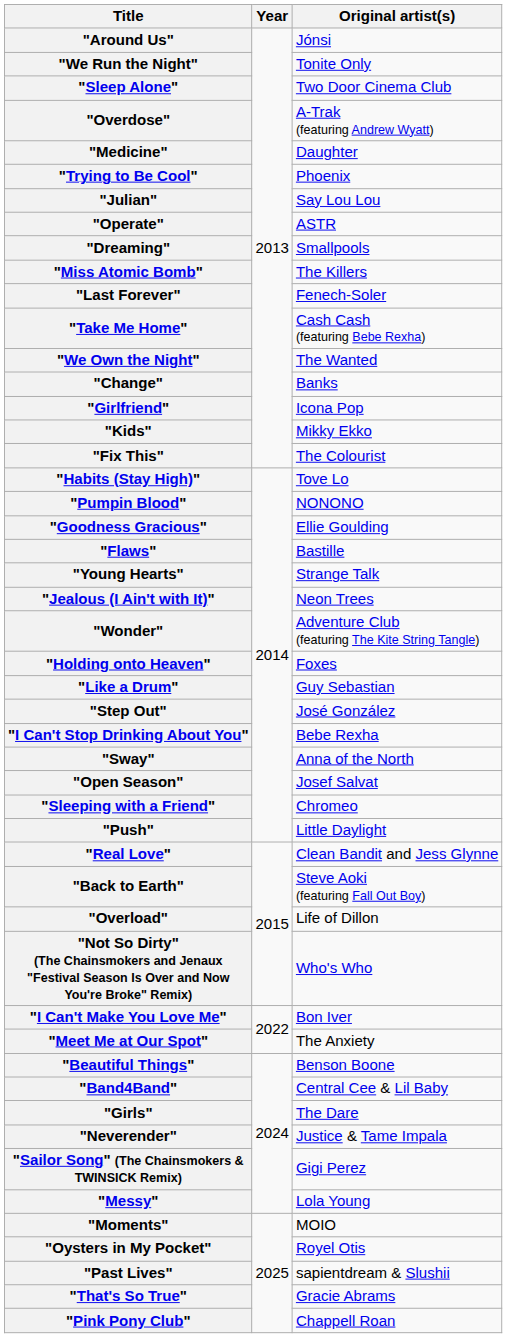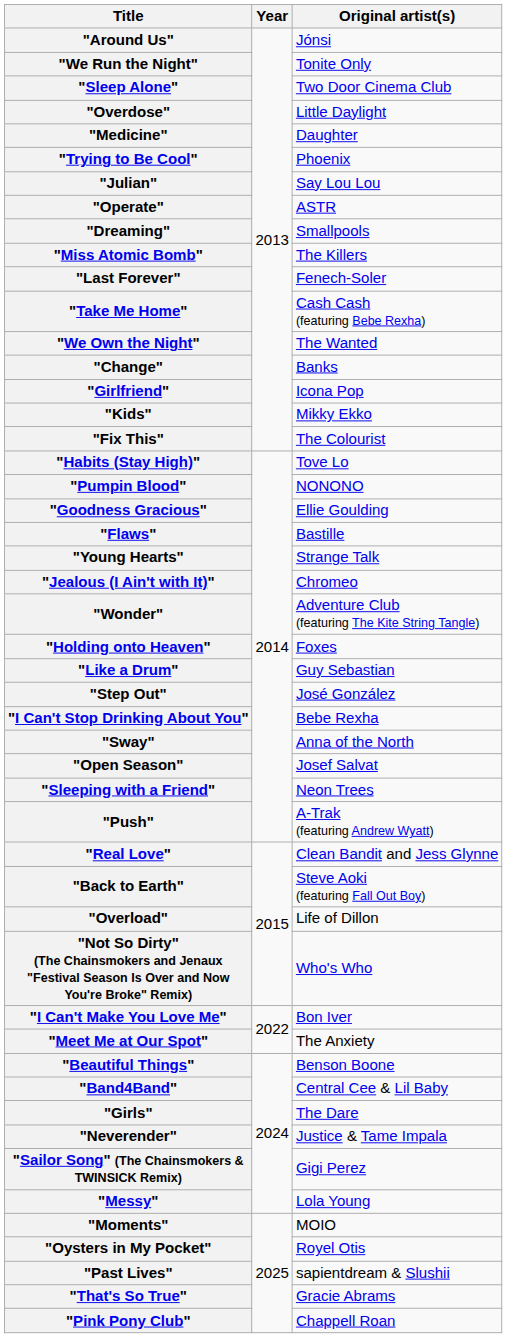(365, 120) A-Trak (featuring Andrew Wyatt) -> (341, 111) Little Daylight
(335, 598) Neon Trees -> (327, 581) Chromeo
(327, 806) Chromeo -> (335, 789) Neon Trees
(341, 830) Little Daylight -> (365, 822) A-Trak (featuring Andrew Wyatt)
